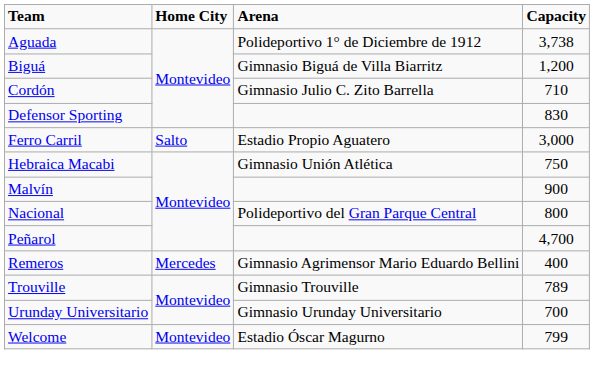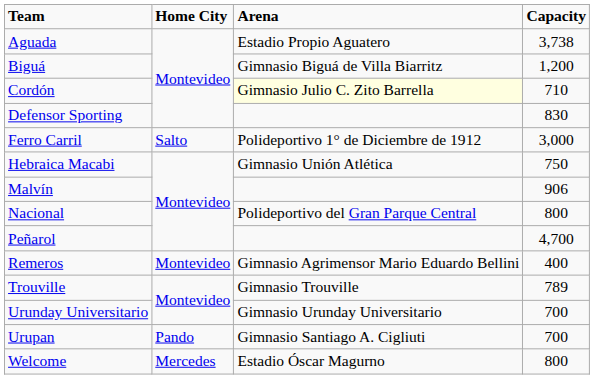(359, 41) Polideportivo 1° de Diciembre de 1912 -> (314, 41) Estadio Propio Aguatero
(336, 90) no background -> (336, 90) lightyellow background
(314, 139) Estadio Propio Aguatero -> (359, 139) Polideportivo 1° de Diciembre de 1912
(556, 189) 900 -> (556, 189) 906
(185, 262) Mercedes -> (193, 262) Montevideo
+ row: (31, 336)
(193, 336) Montevideo -> (185, 361) Mercedes
(556, 336) 799 -> (556, 361) 800
